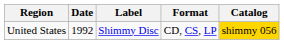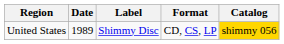(82, 30) 1992 -> (82, 30) 1989
